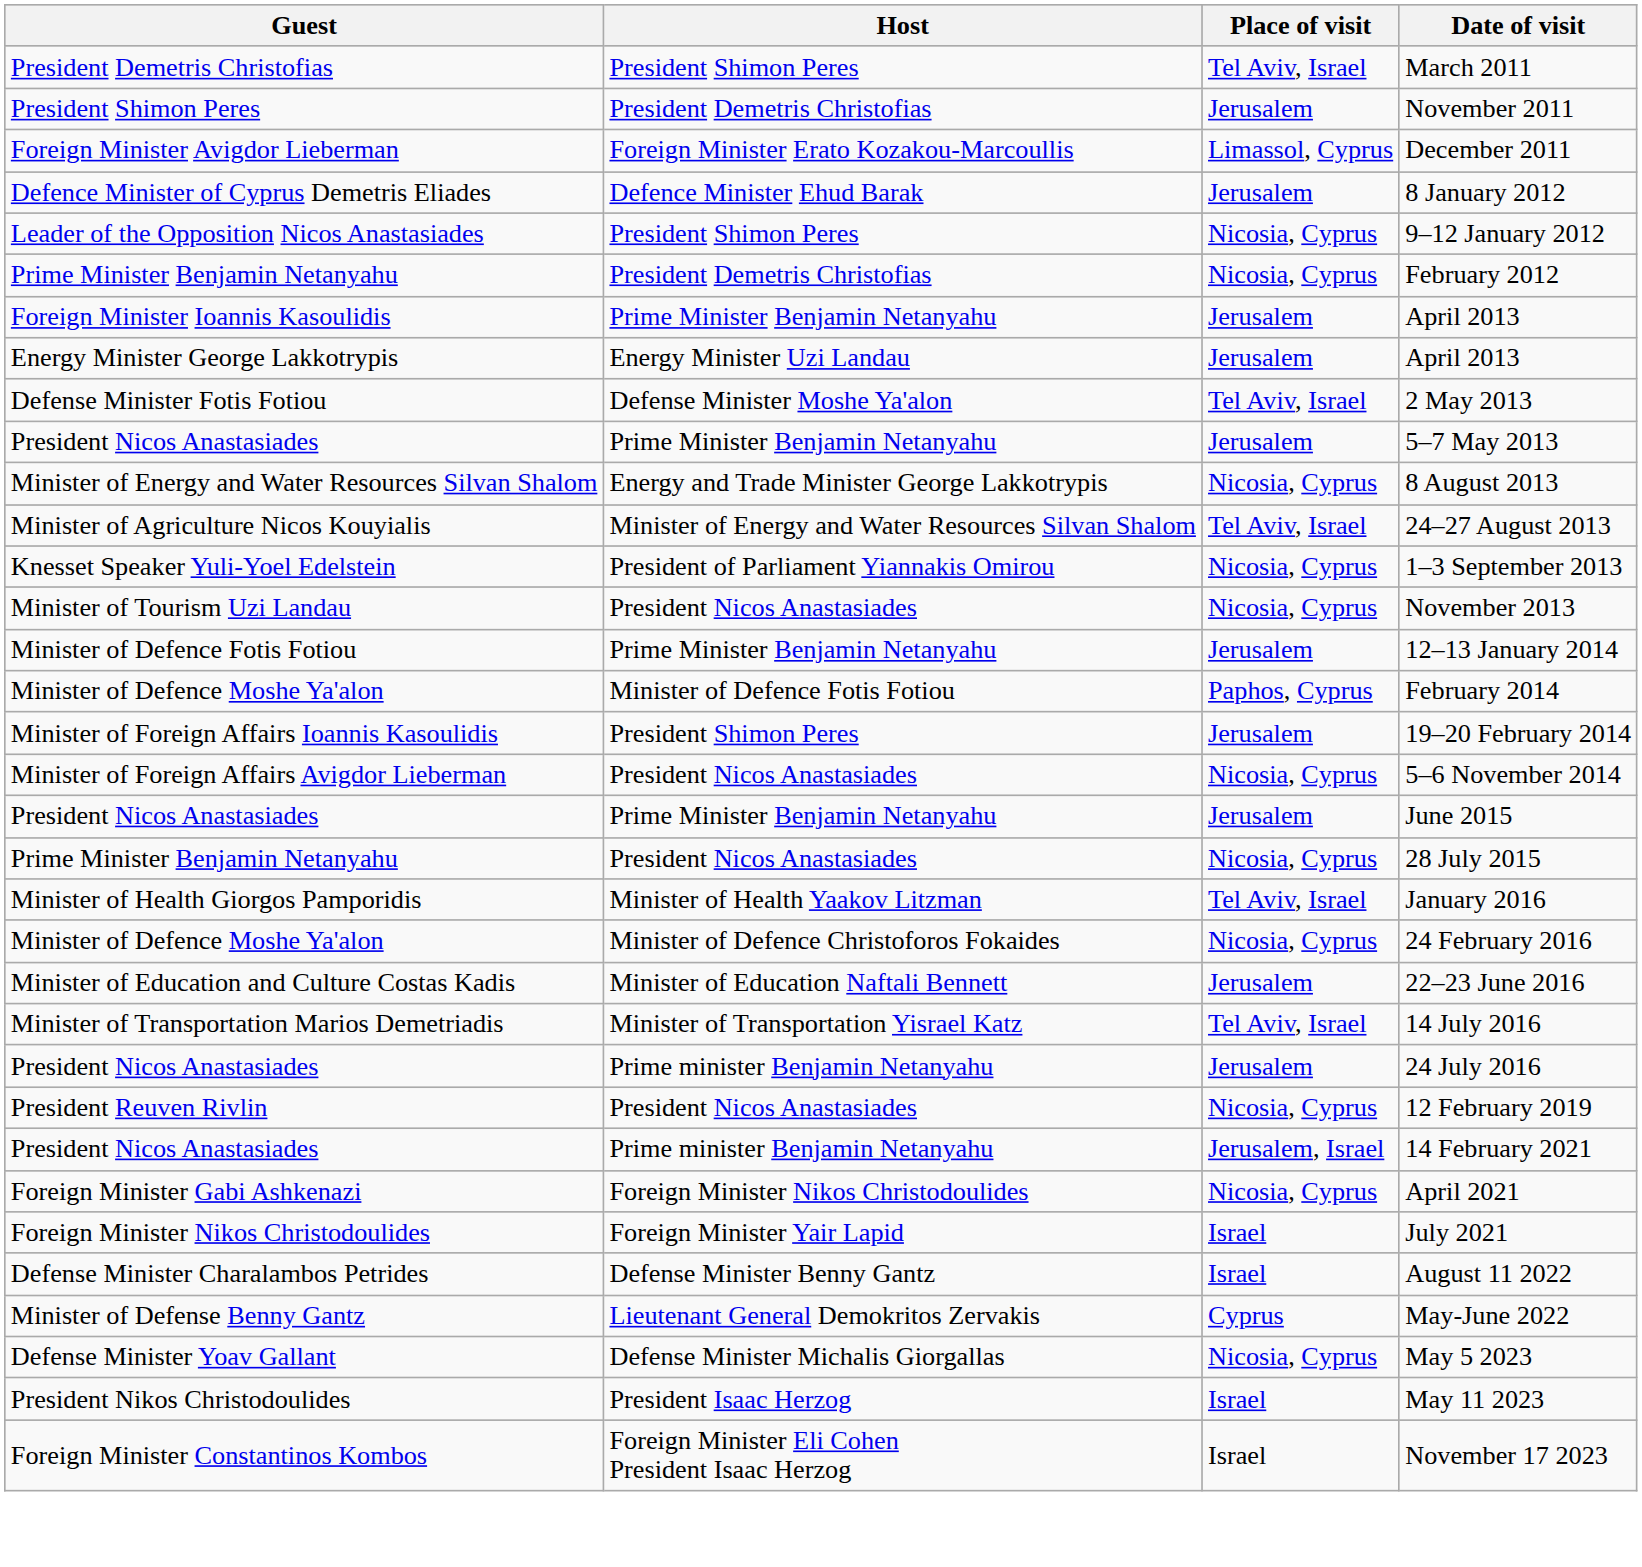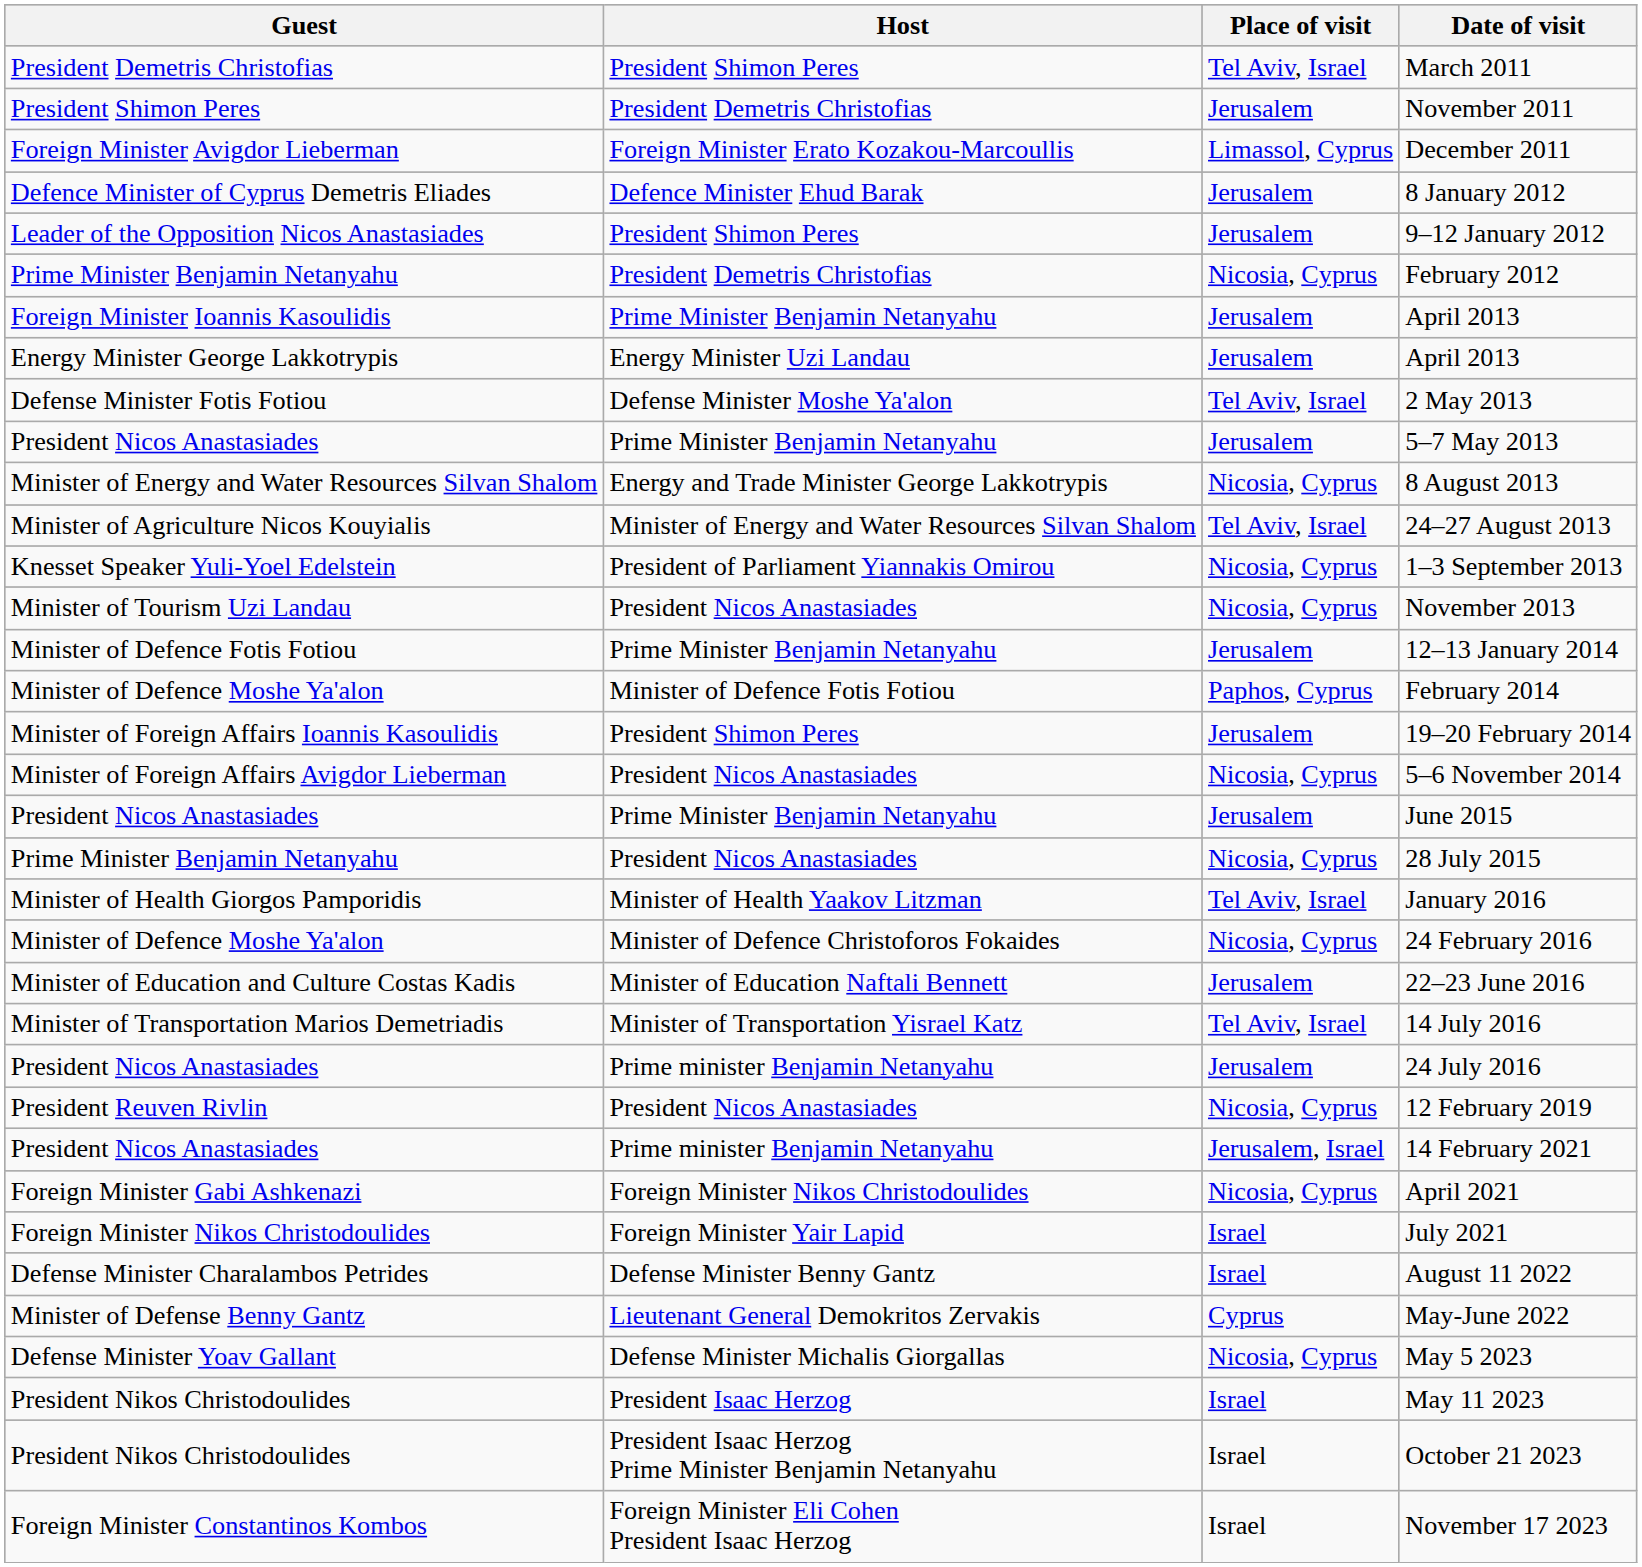(1293, 233) Nicosia, Cyprus -> (1260, 233) Jerusalem
+ row: (181, 1454)
